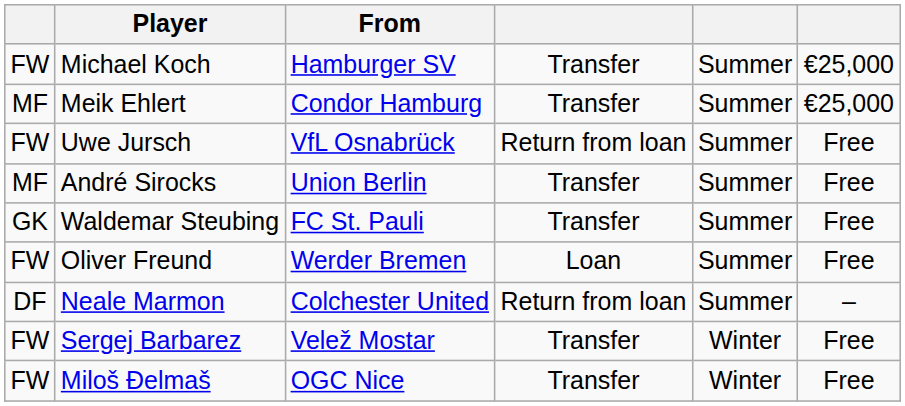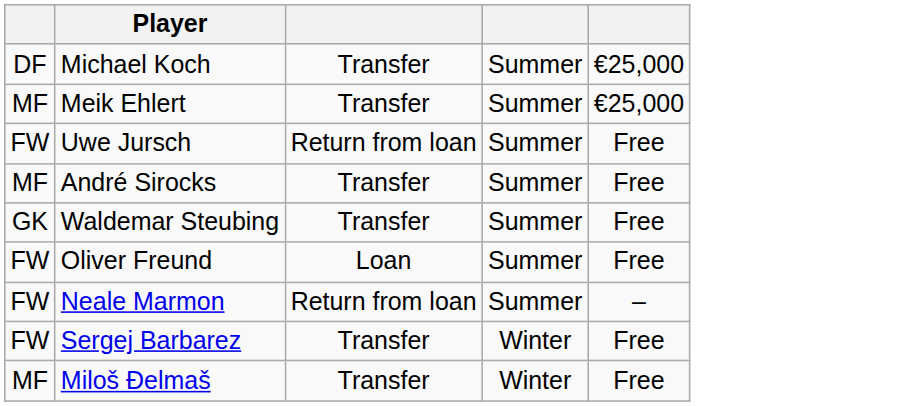- column: (390, 24)
(30, 63) FW -> (30, 63) DF
(30, 301) DF -> (30, 301) FW
(30, 380) FW -> (30, 380) MF
